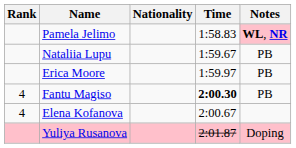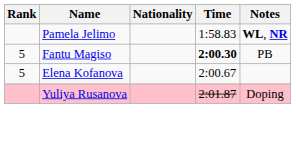(265, 34) pink background -> (265, 34) no background
- row: (77, 53)
- row: (74, 73)
(22, 93) 4 -> (22, 53) 5
(22, 113) 4 -> (22, 73) 5
